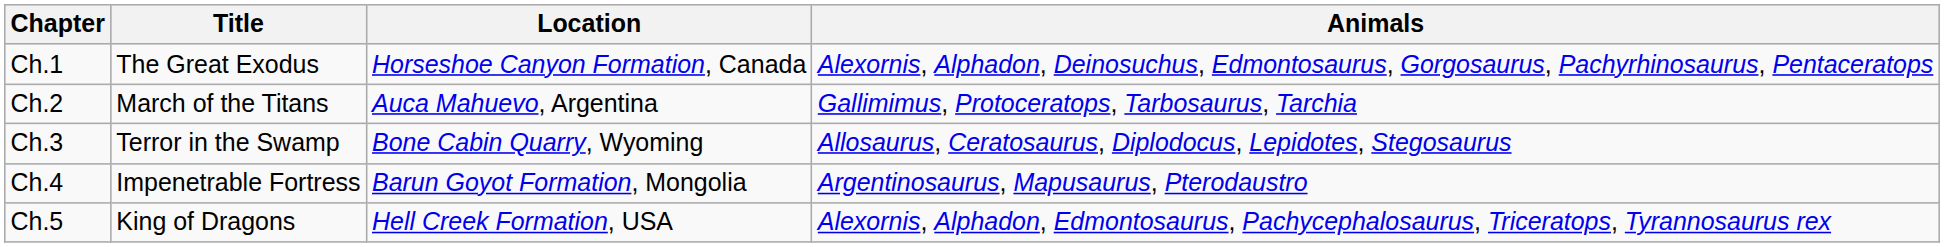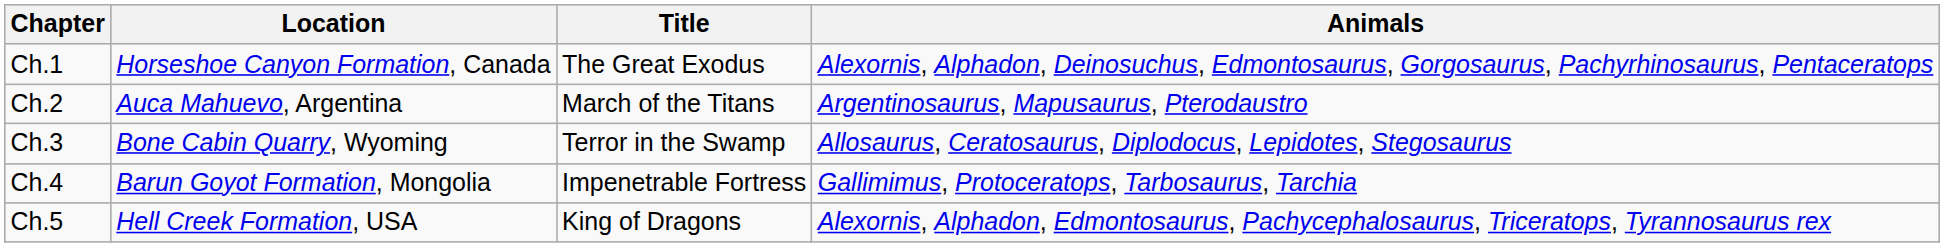columns swapped: (238, 24) <-> (589, 24)
(1087, 103) Gallimimus, Protoceratops, Tarbosaurus, Tarchia -> (1063, 103) Argentinosaurus, Mapusaurus, Pterodaustro
(1063, 182) Argentinosaurus, Mapusaurus, Pterodaustro -> (1087, 182) Gallimimus, Protoceratops, Tarbosaurus, Tarchia
